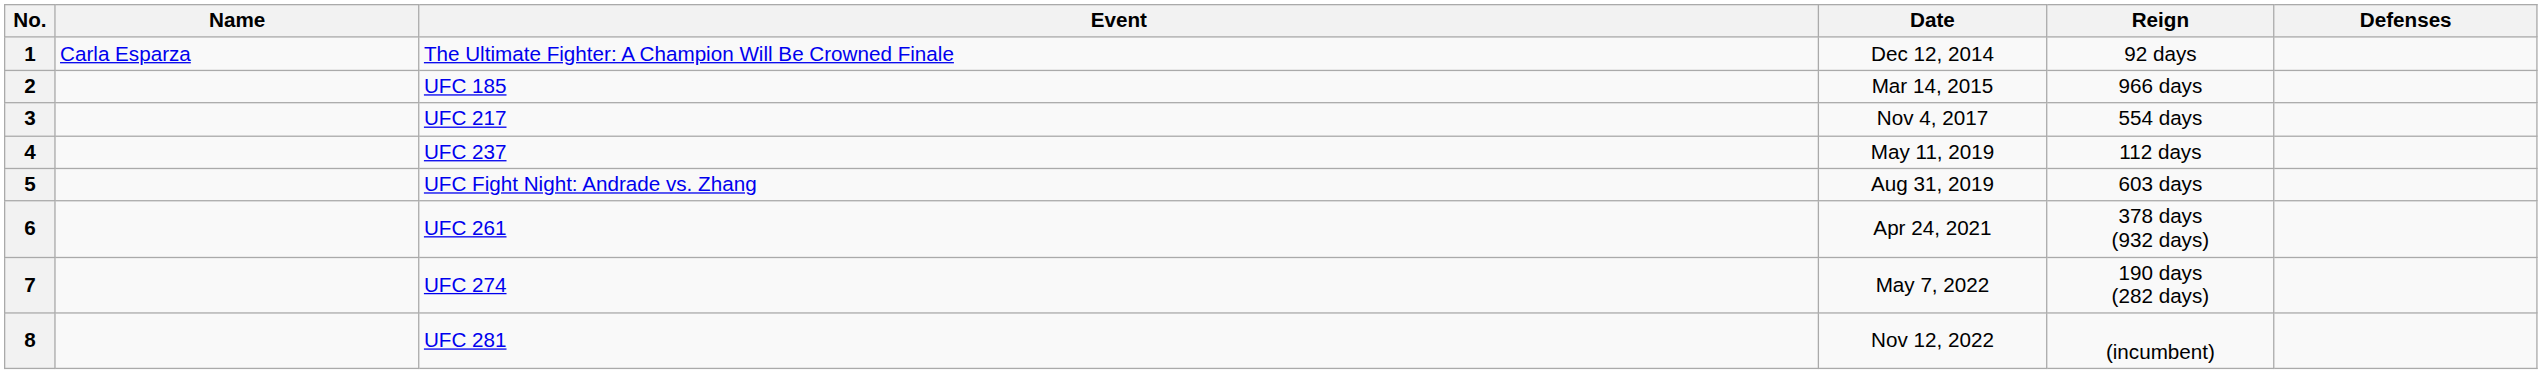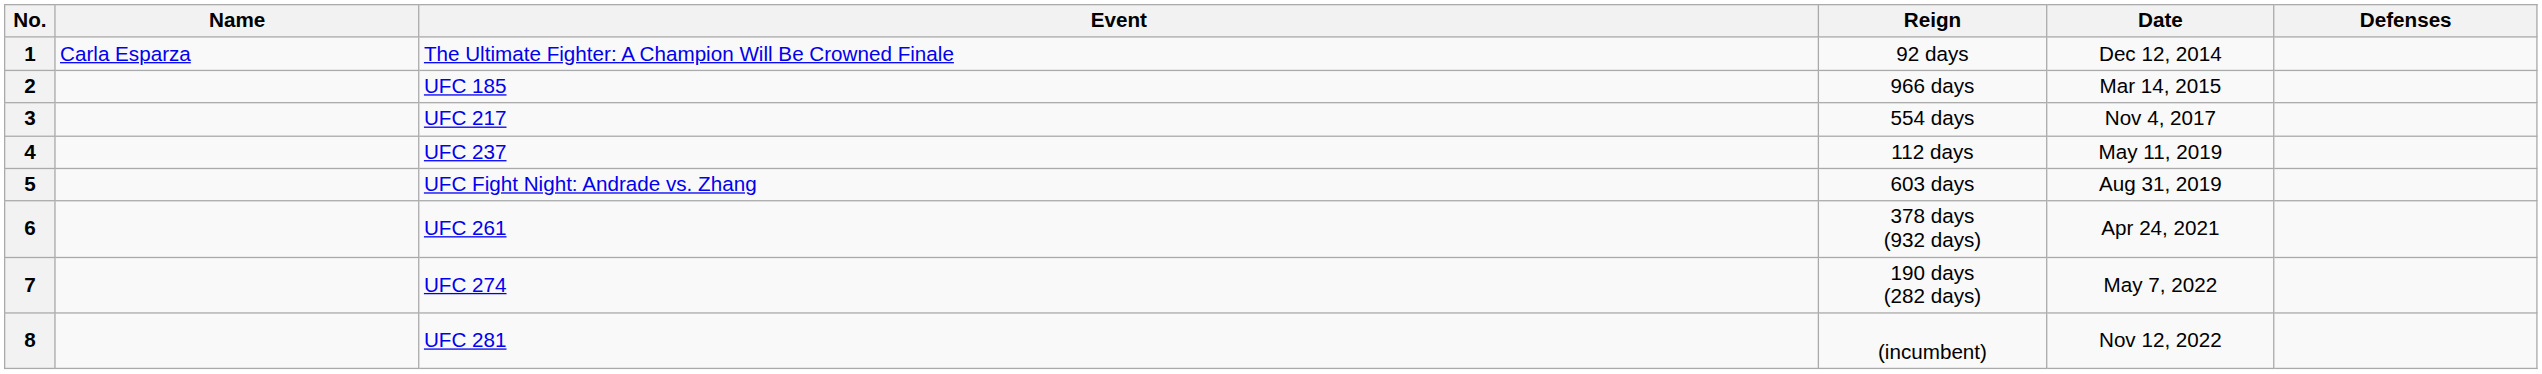columns swapped: (1932, 20) <-> (2160, 20)
